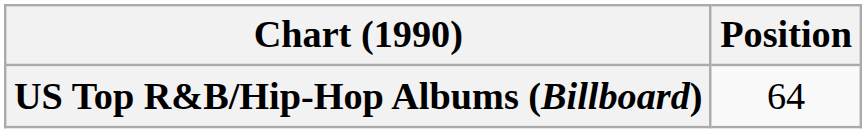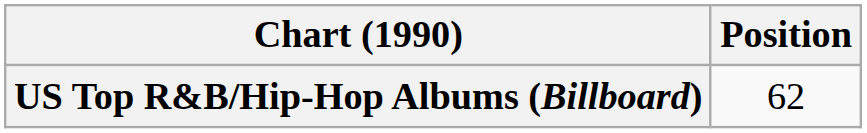(786, 95) 64 -> (786, 95) 62
